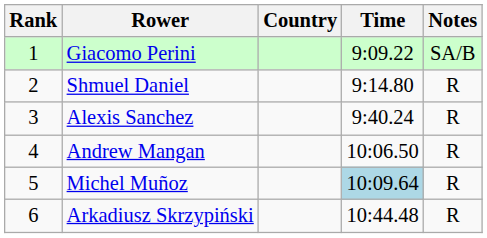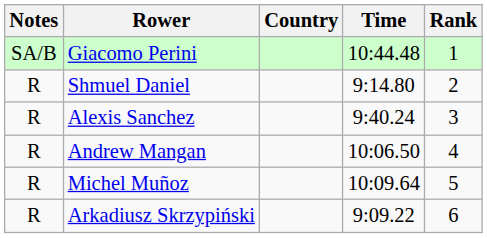columns swapped: (33, 20) <-> (453, 20)
(383, 53) 9:09.22 -> (384, 53) 10:44.48
(383, 183) lightblue background -> (384, 183) no background
(383, 215) 10:44.48 -> (384, 215) 9:09.22
